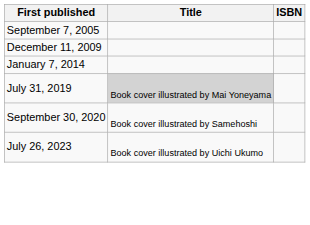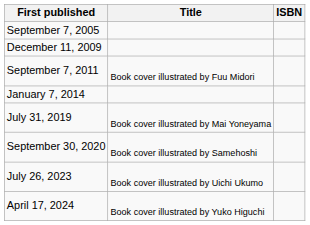+ row: (53, 71)
(191, 95) lightgrey background -> (191, 124) no background
+ row: (40, 206)
